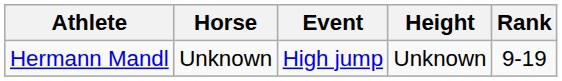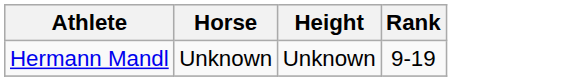- column: (333, 23)
